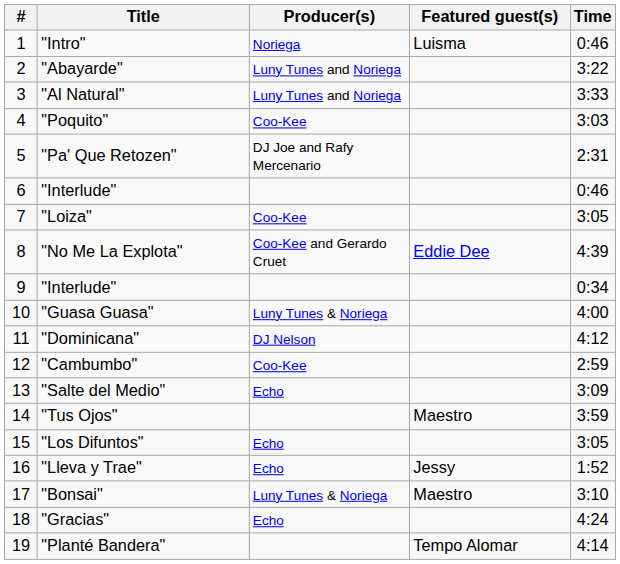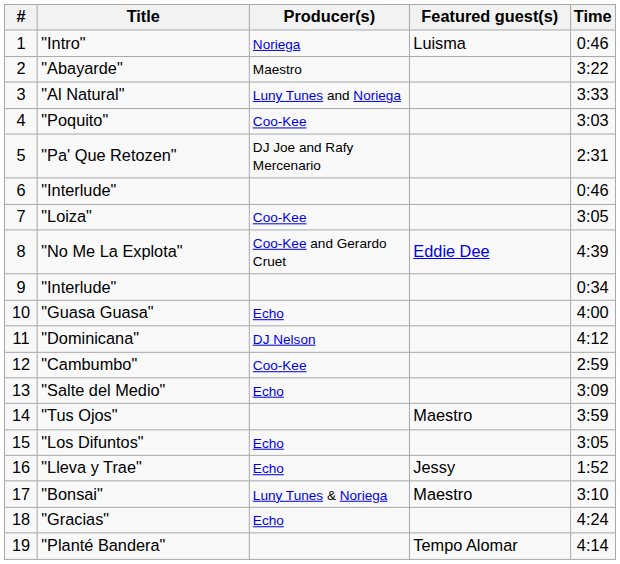(327, 70) Luny Tunes and Noriega -> (277, 70) Maestro
(320, 314) Luny Tunes & Noriega -> (268, 314) Echo
